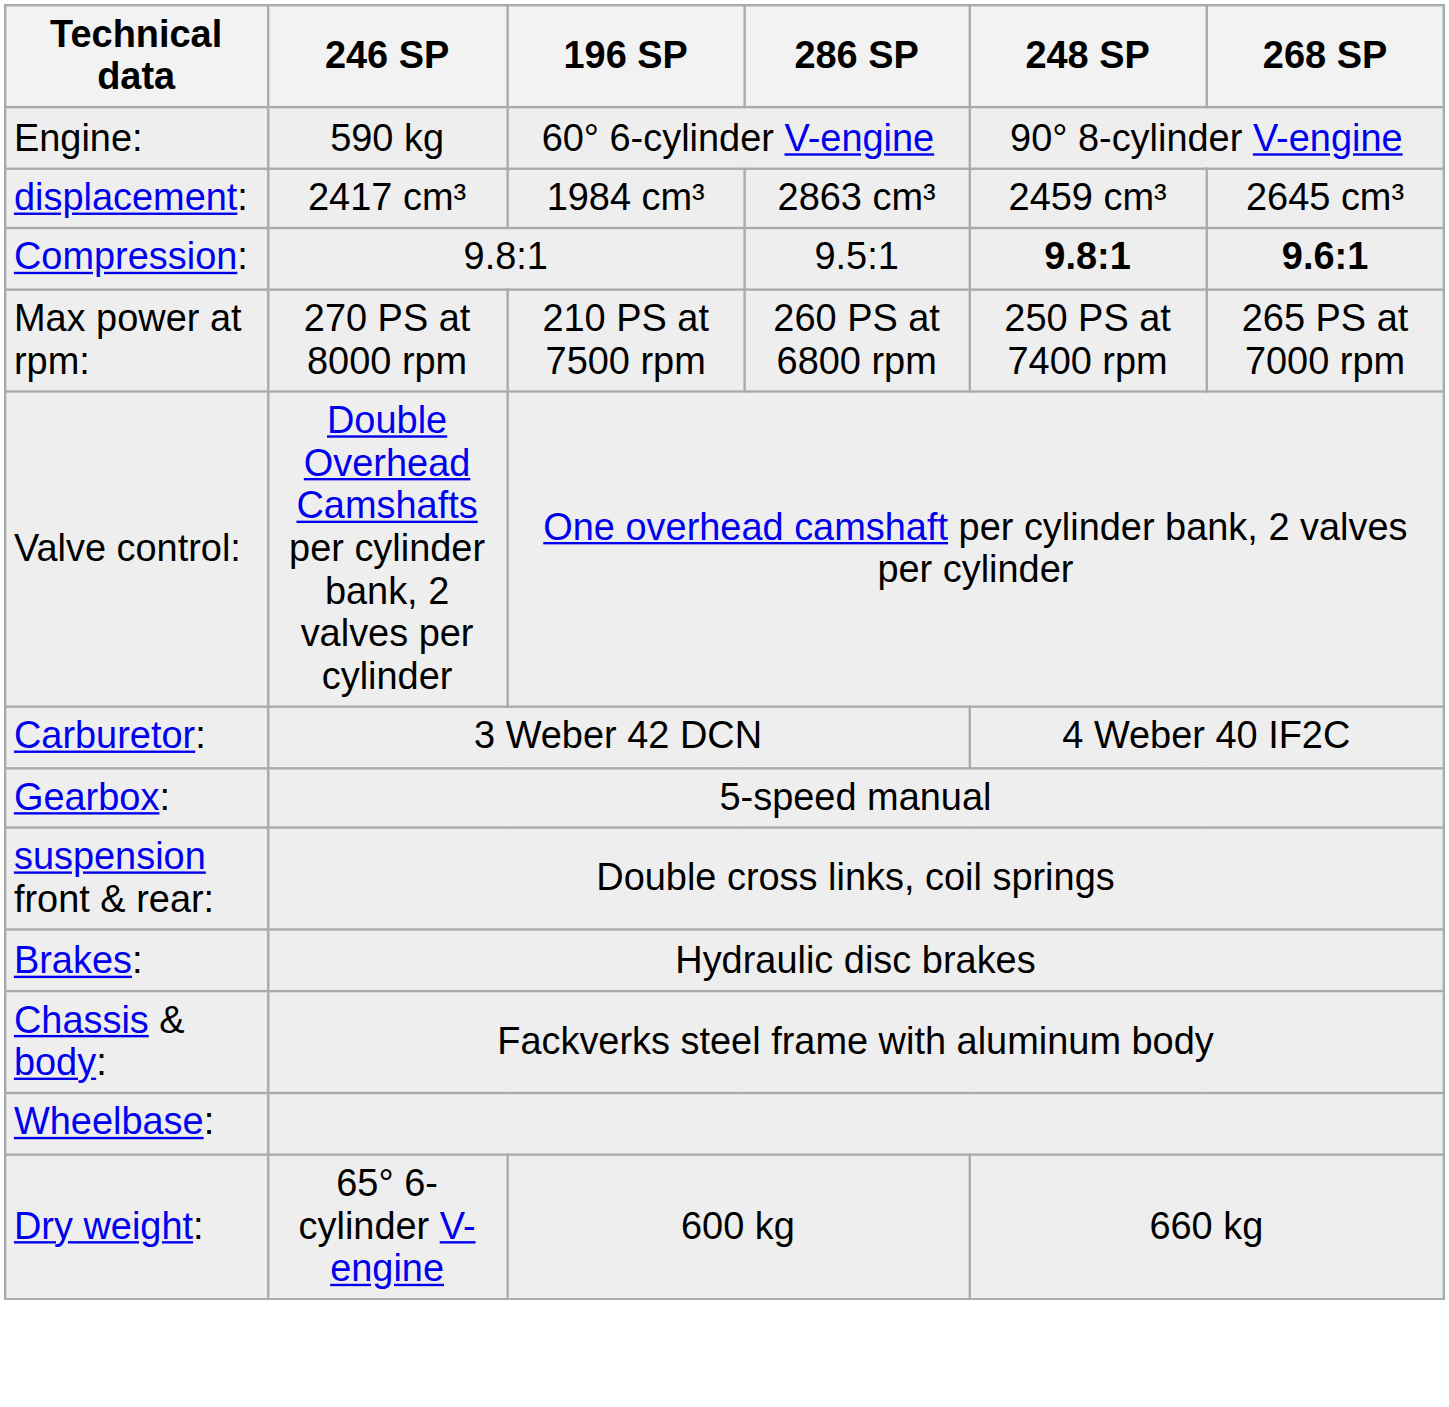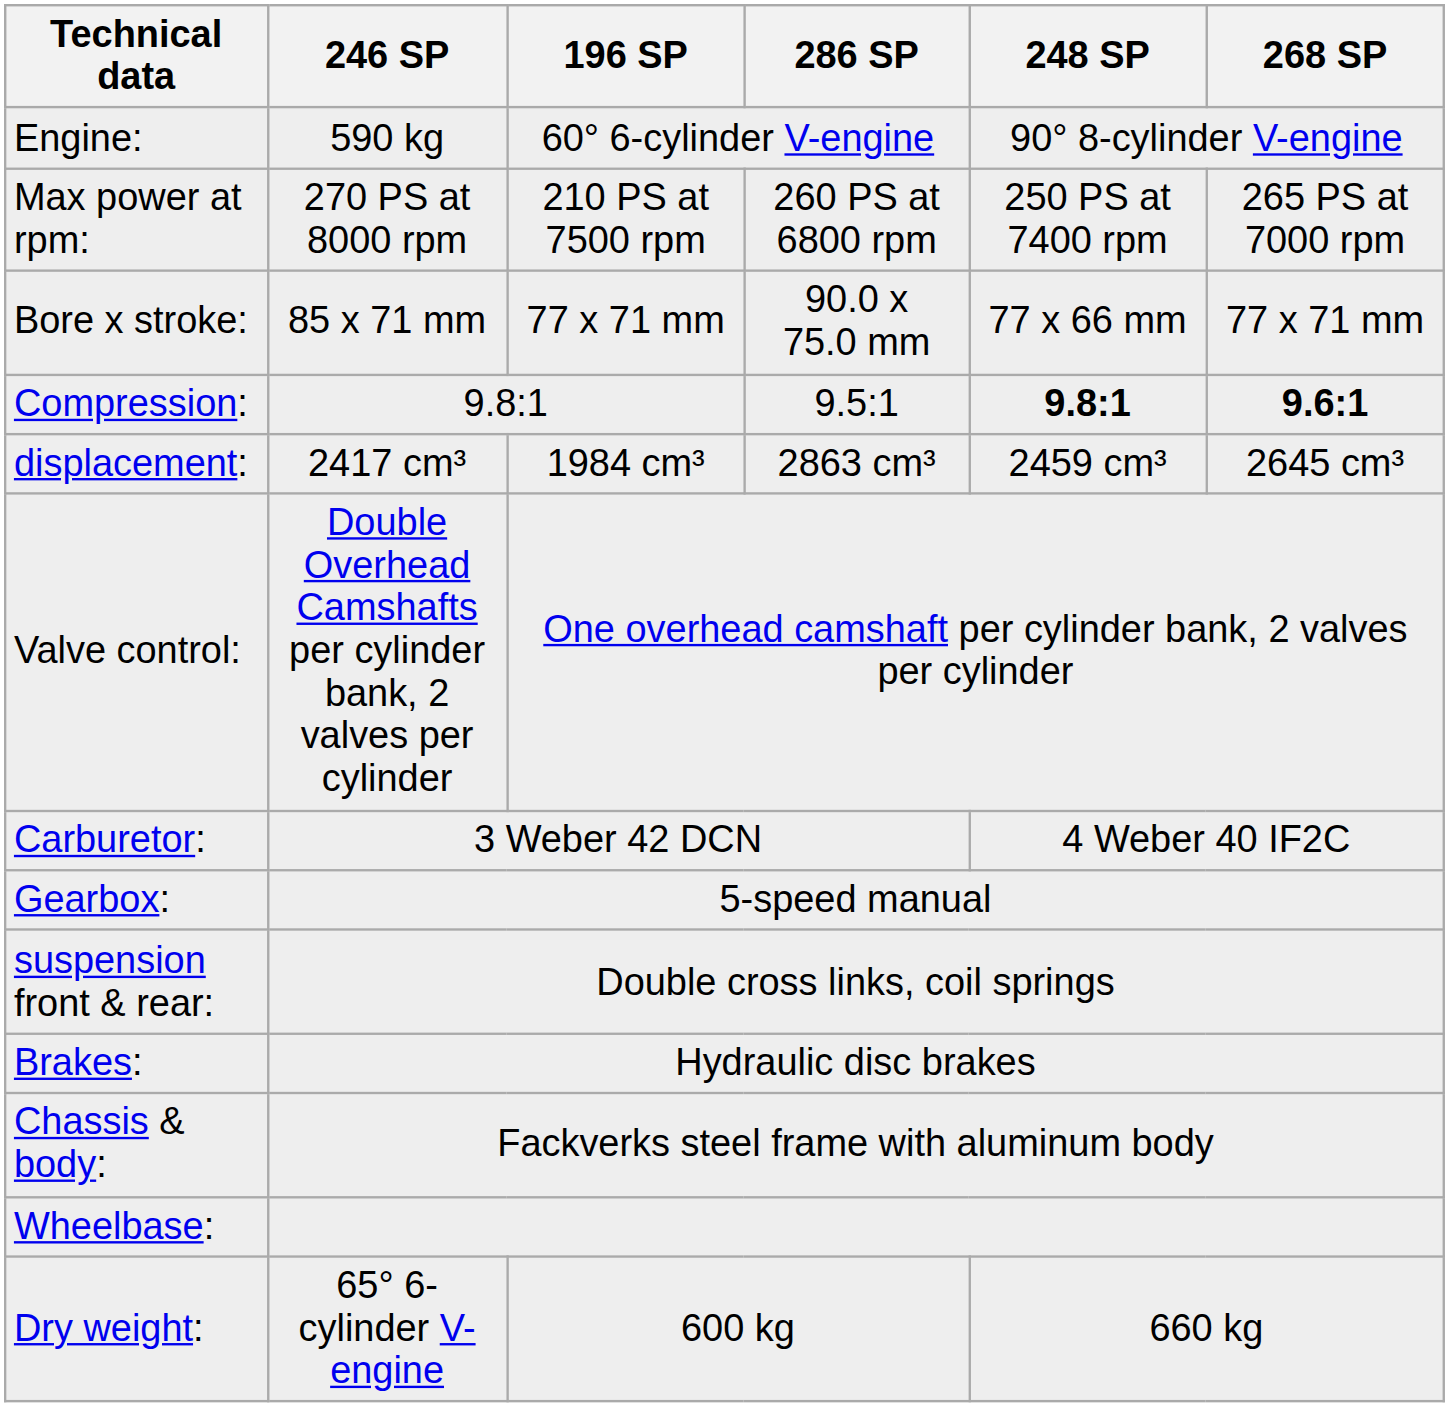rows swapped: (136, 197) <-> (128, 339)
+ row: (136, 321)
